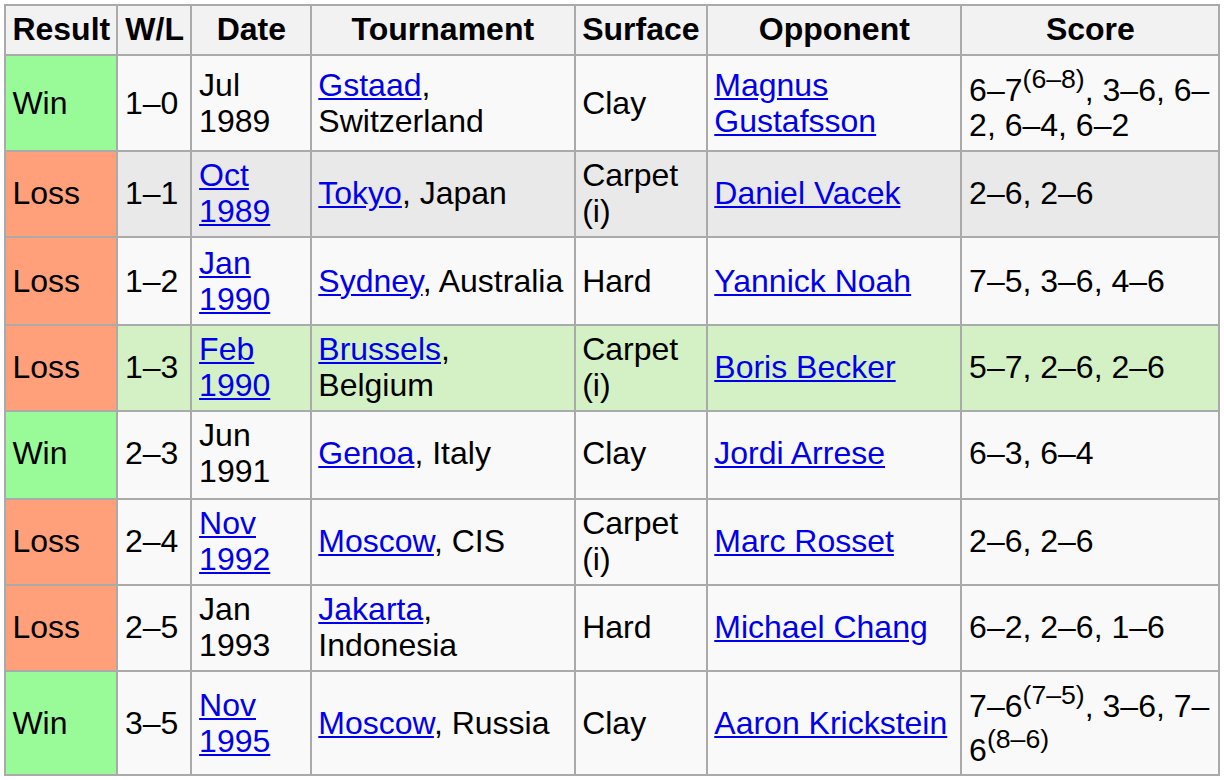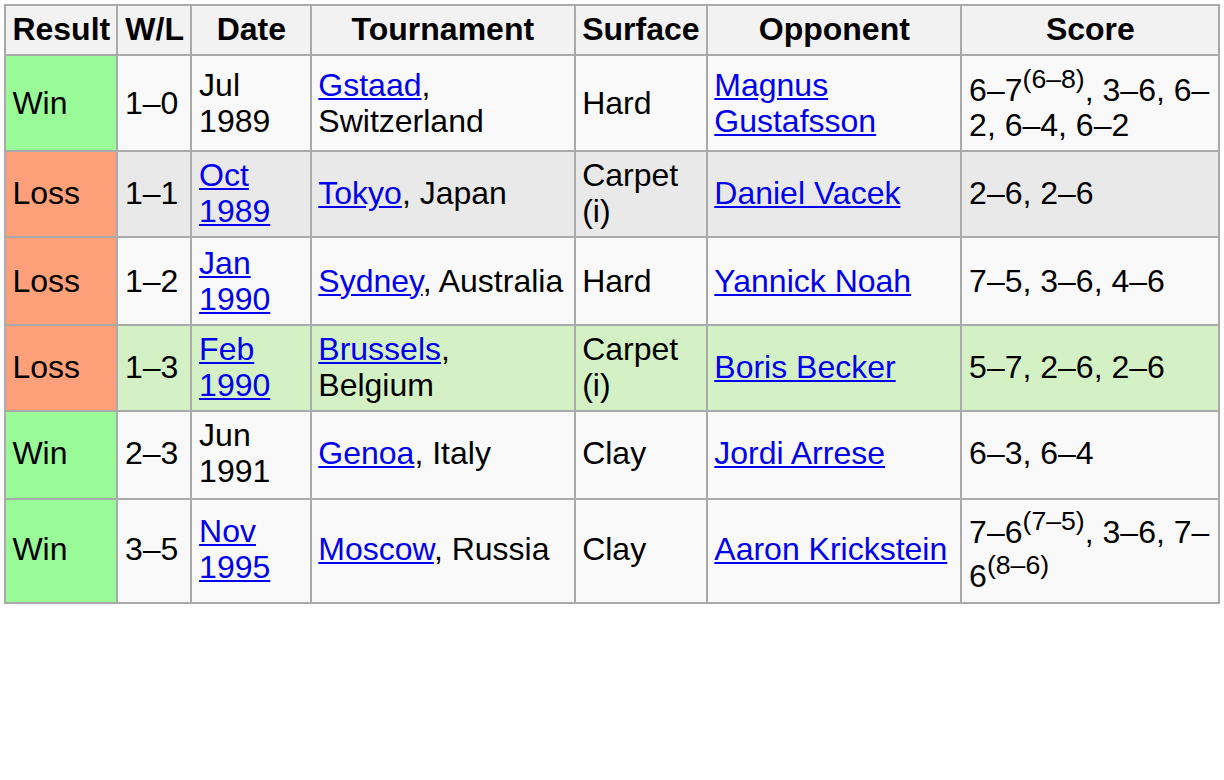(614, 102) Clay -> (617, 102) Hard
- row: (235, 541)
- row: (235, 627)
